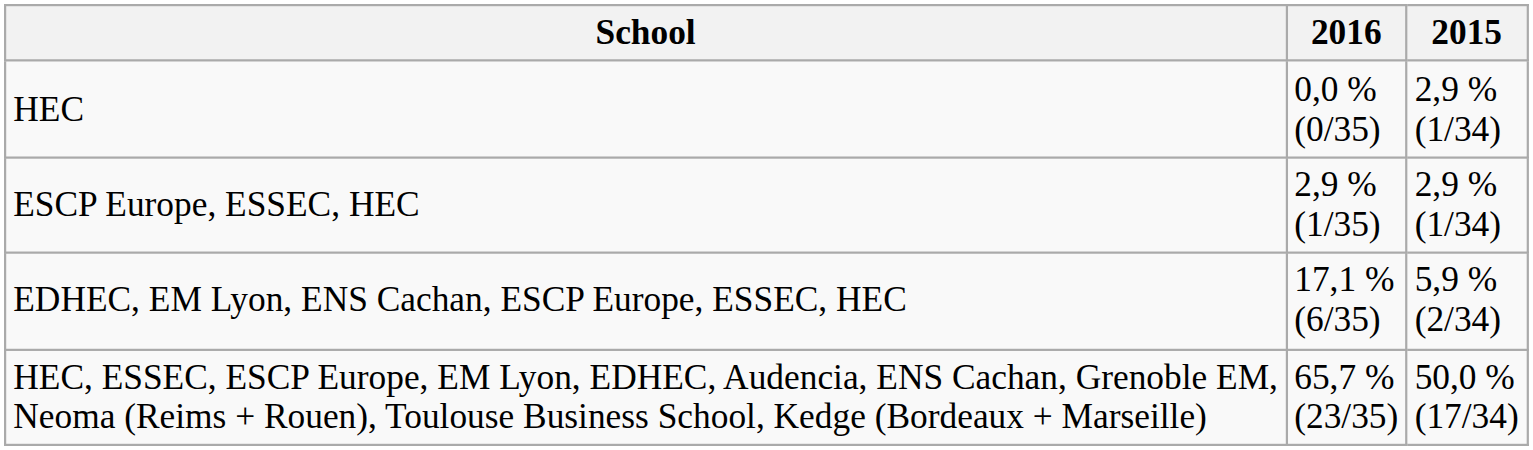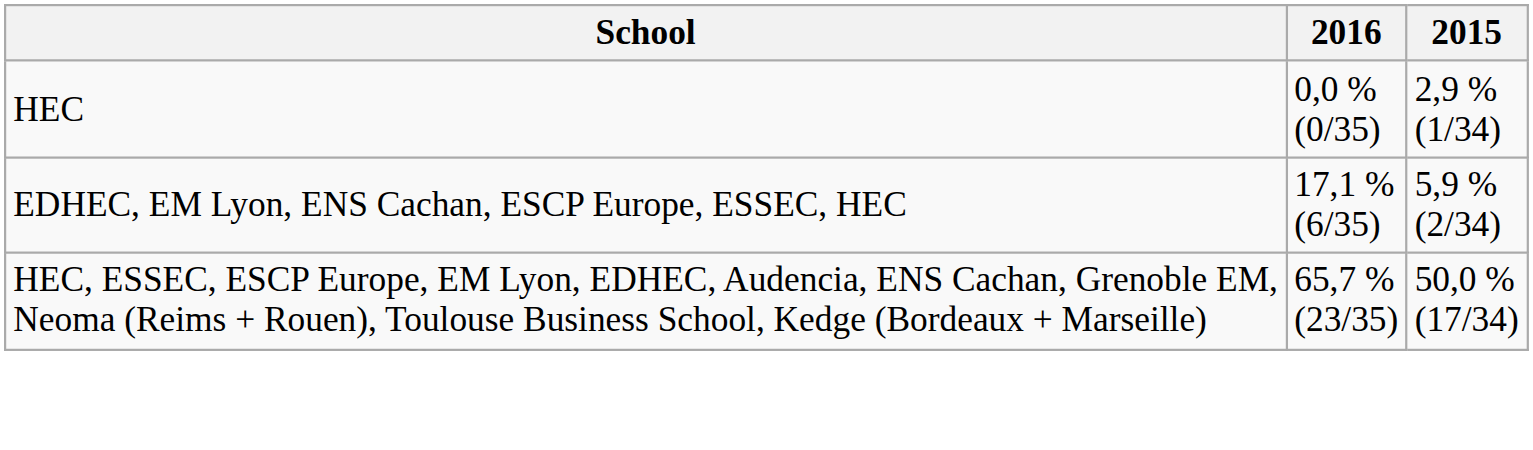- row: (216, 204)
